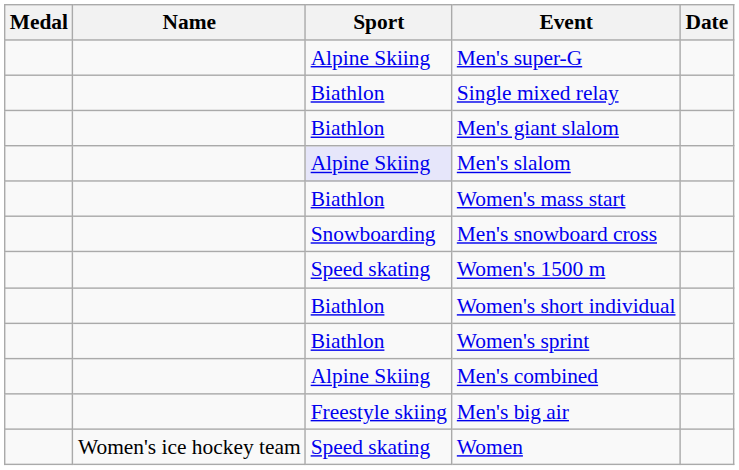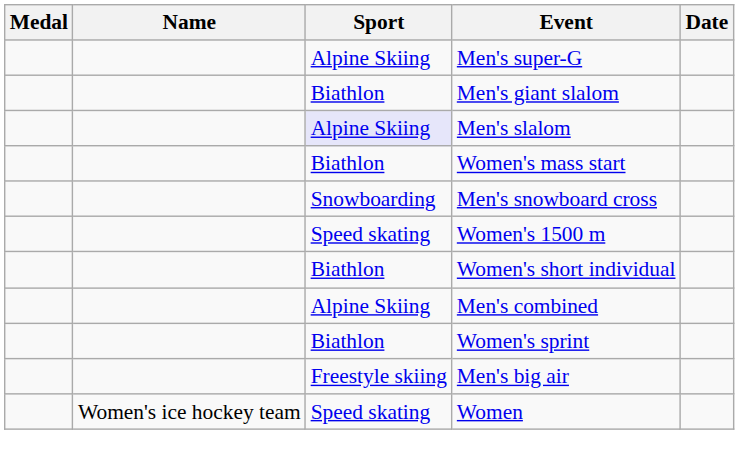- row: (538, 93)
rows swapped: (527, 375) <-> (523, 340)
